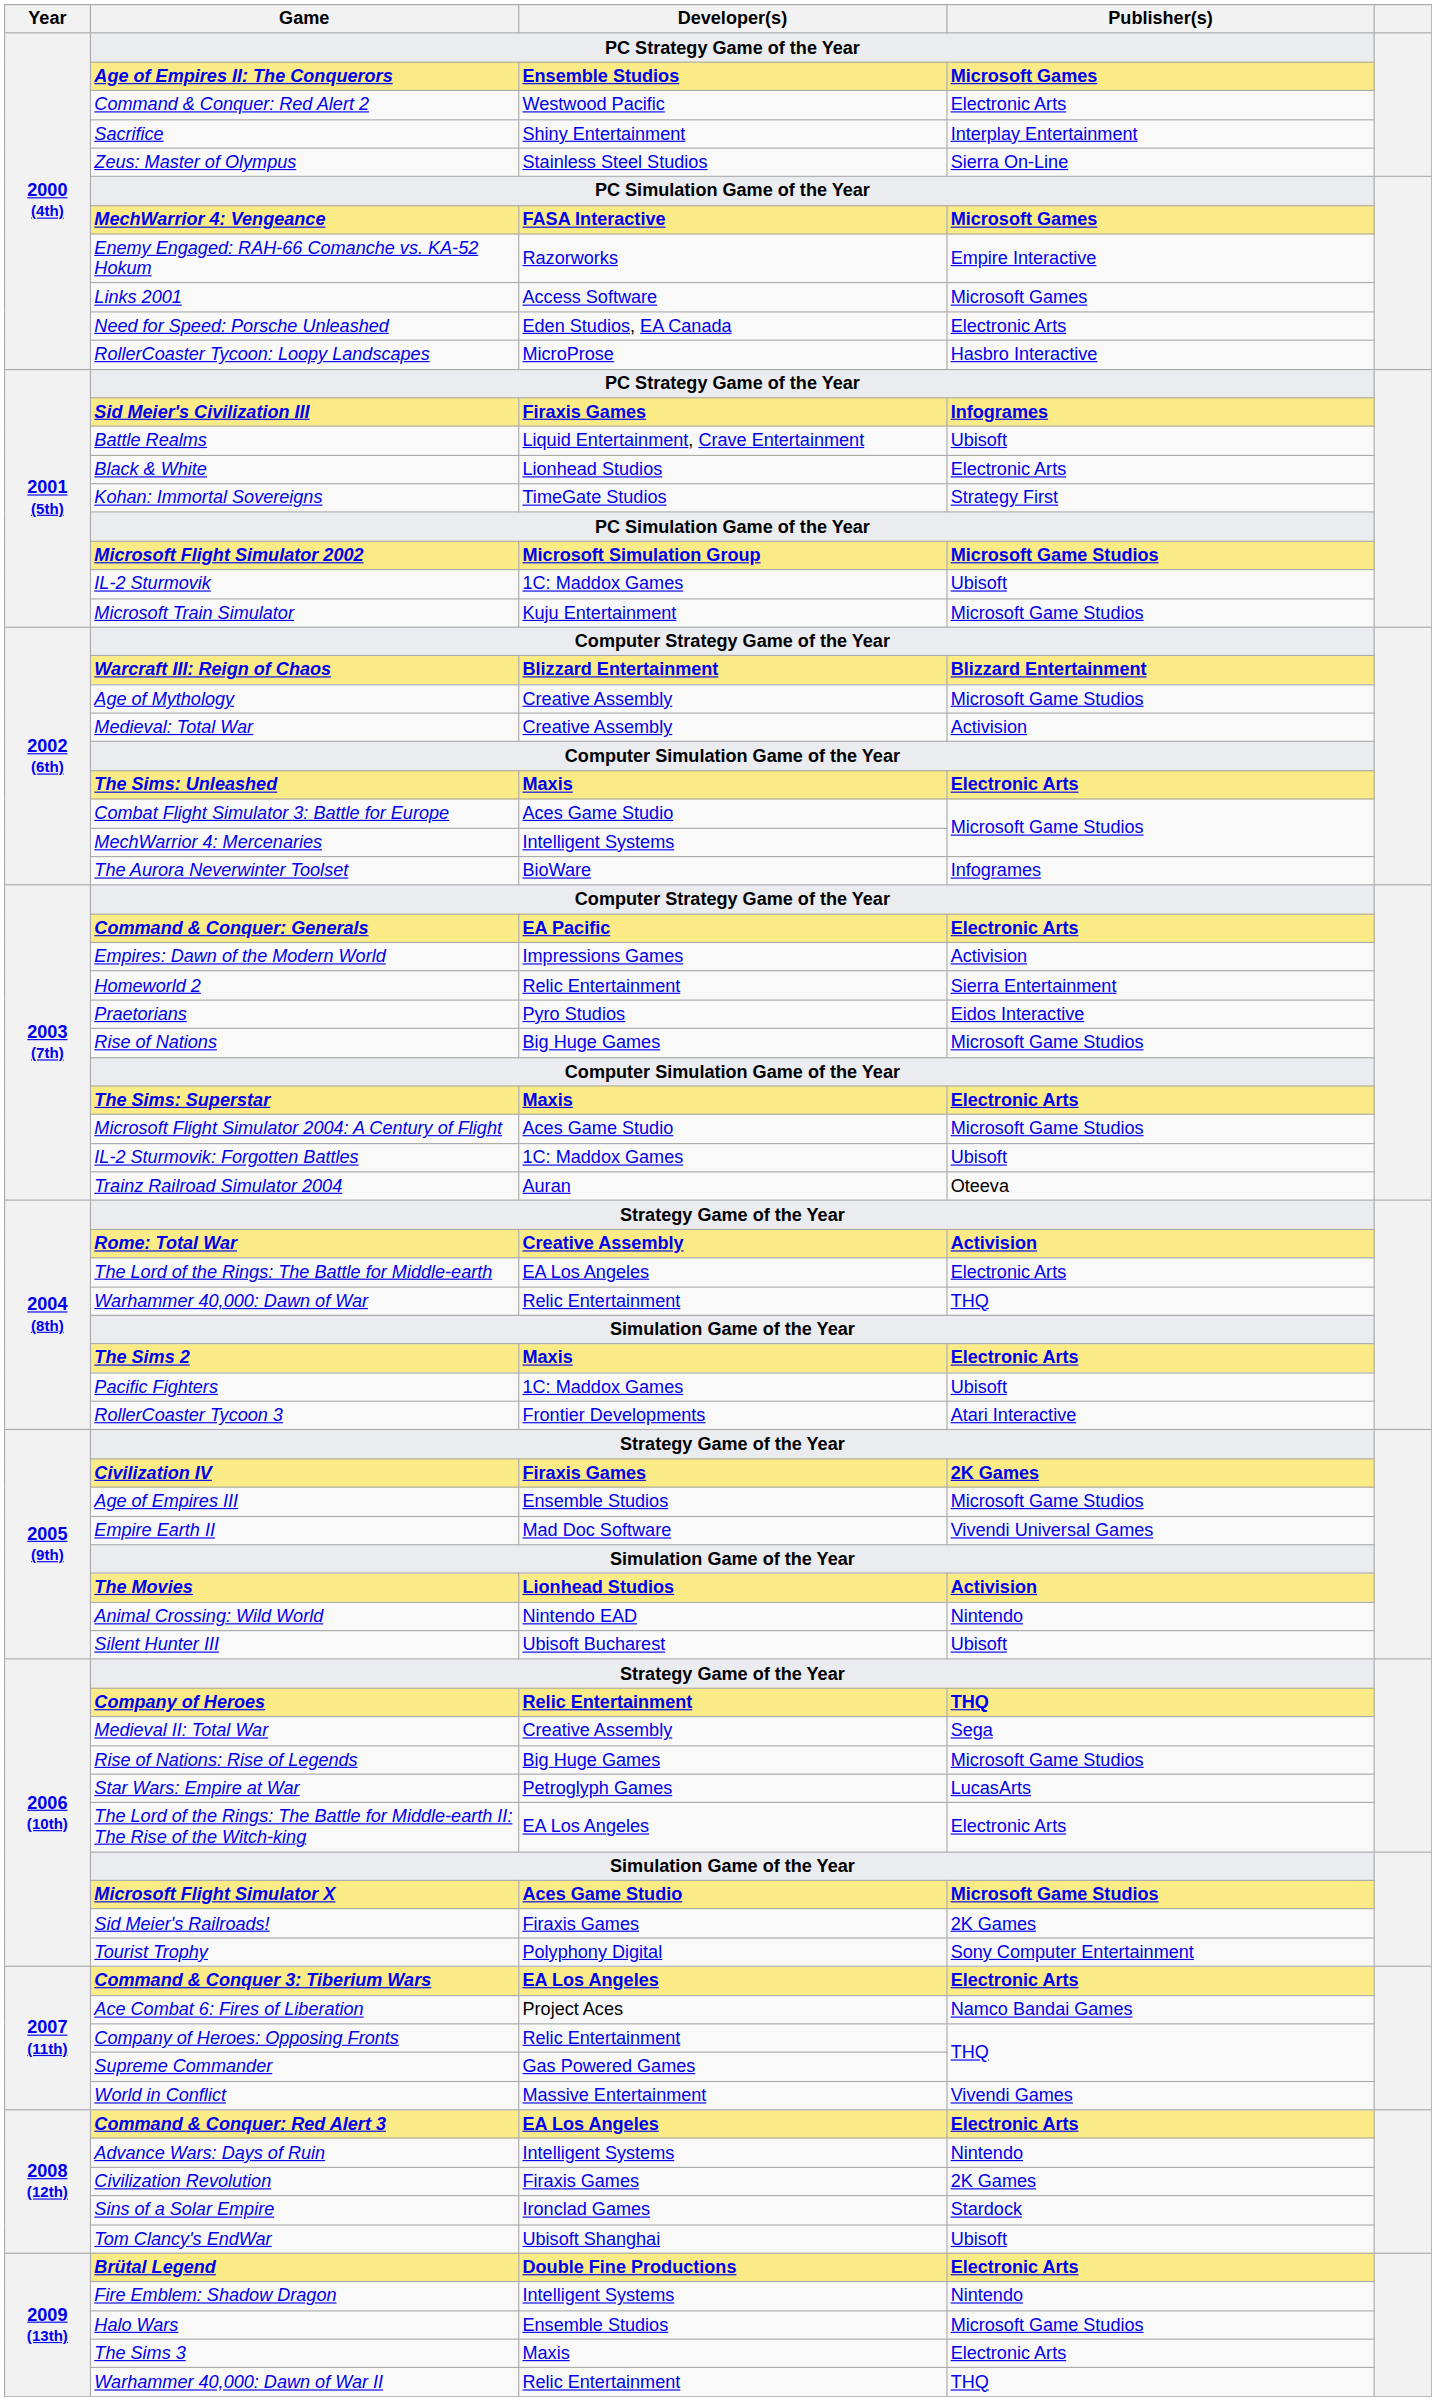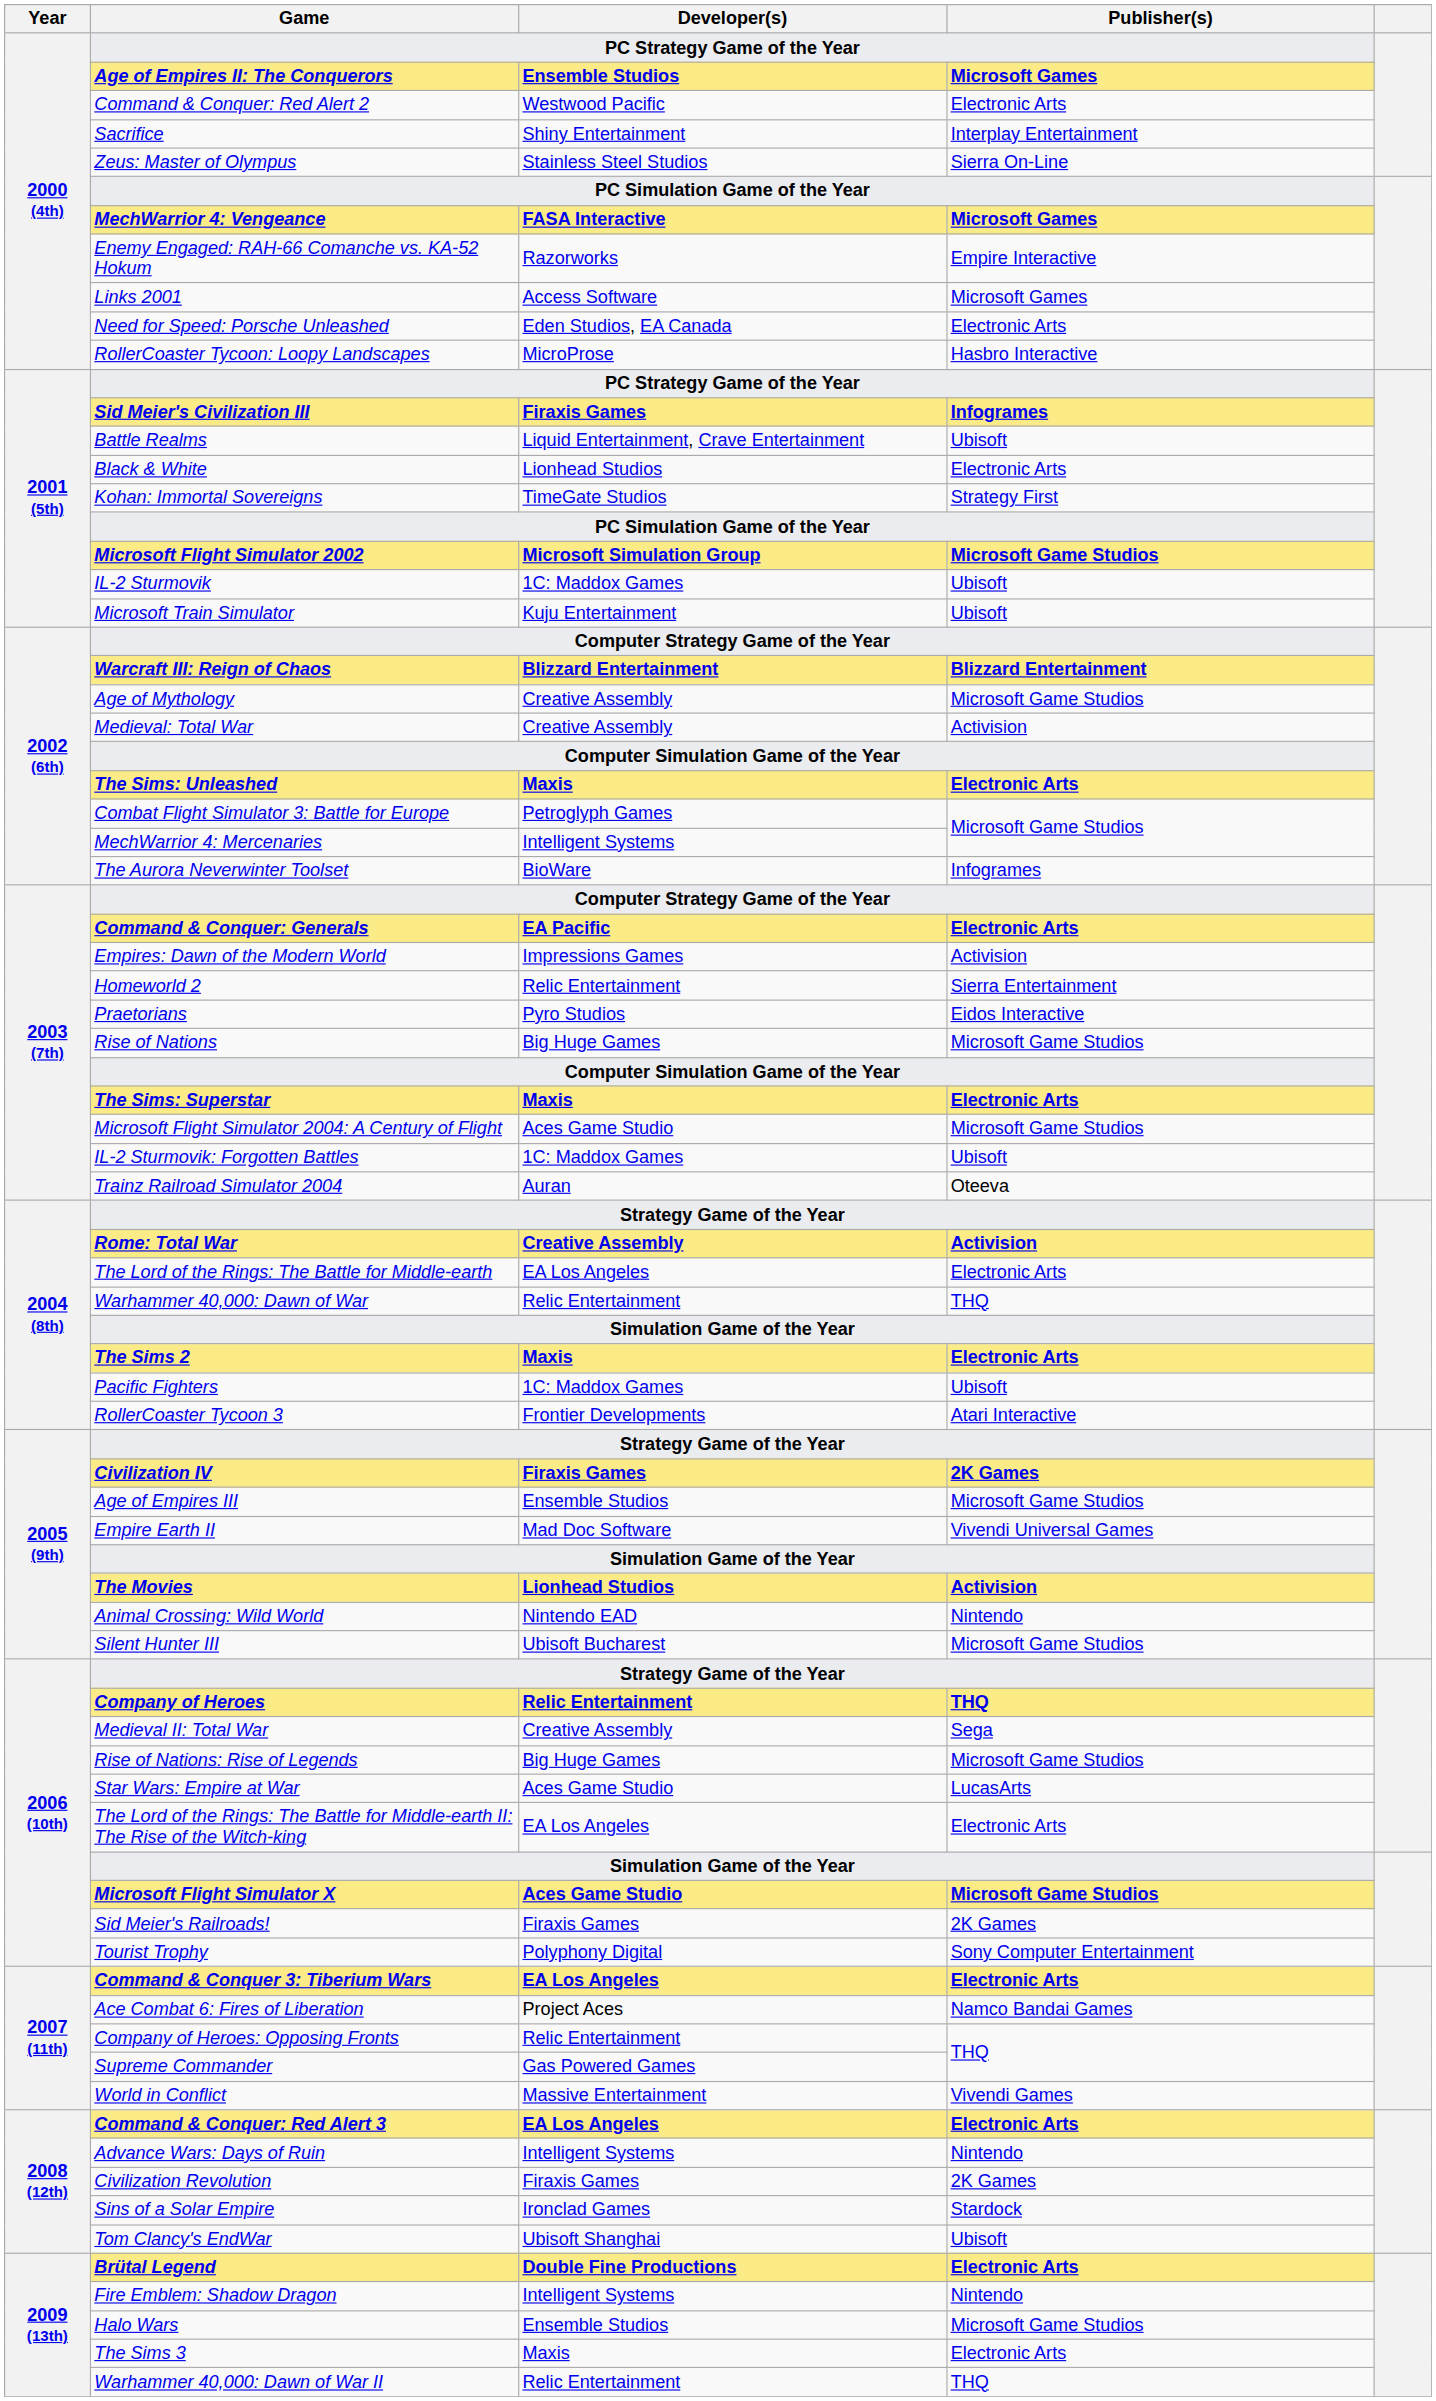(1047, 612) Microsoft Game Studios -> (979, 612) Ubisoft
(598, 813) Aces Game Studio -> (597, 813) Petroglyph Games
(979, 1644) Ubisoft -> (1047, 1644) Microsoft Game Studios
(597, 1788) Petroglyph Games -> (598, 1788) Aces Game Studio
